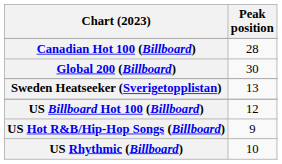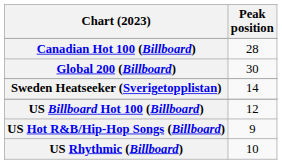(252, 88) 13 -> (252, 88) 14
